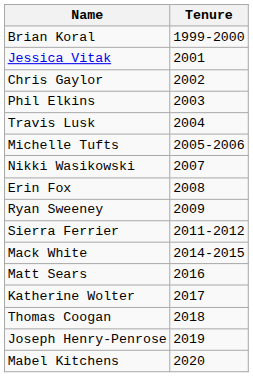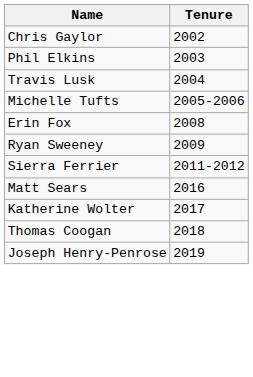- row: (51, 37)
- row: (59, 59)
- row: (71, 167)
- row: (47, 253)
- row: (63, 361)
